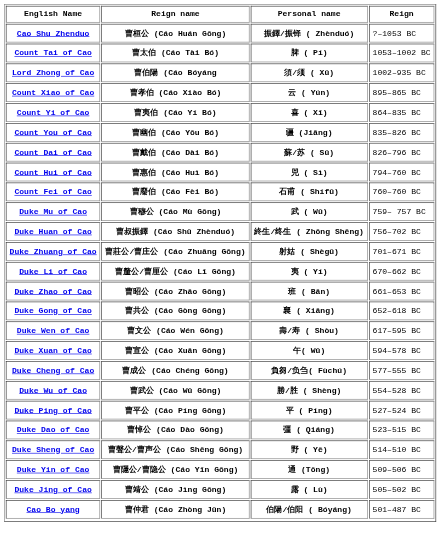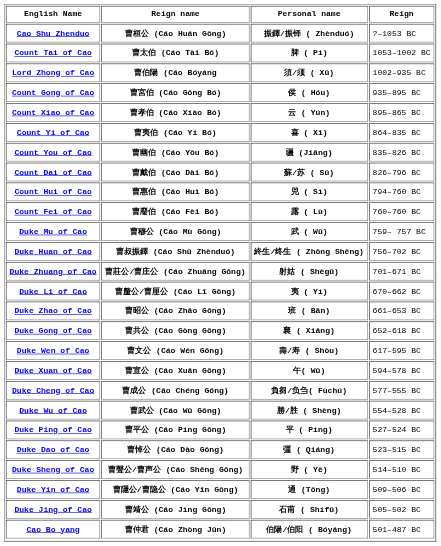+ row: (53, 93)
(309, 192) 石甫 ( Shífǔ) -> (309, 212) 露 ( Lù)
(309, 490) 露 ( Lù) -> (309, 510) 石甫 ( Shífǔ)
